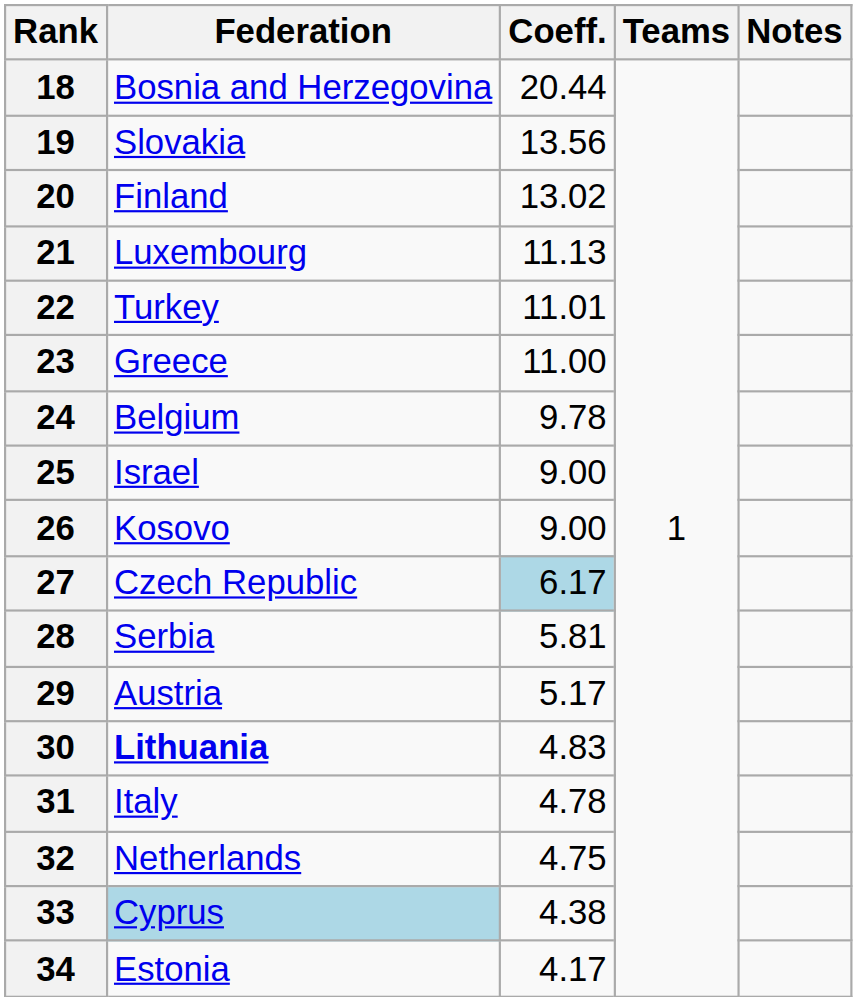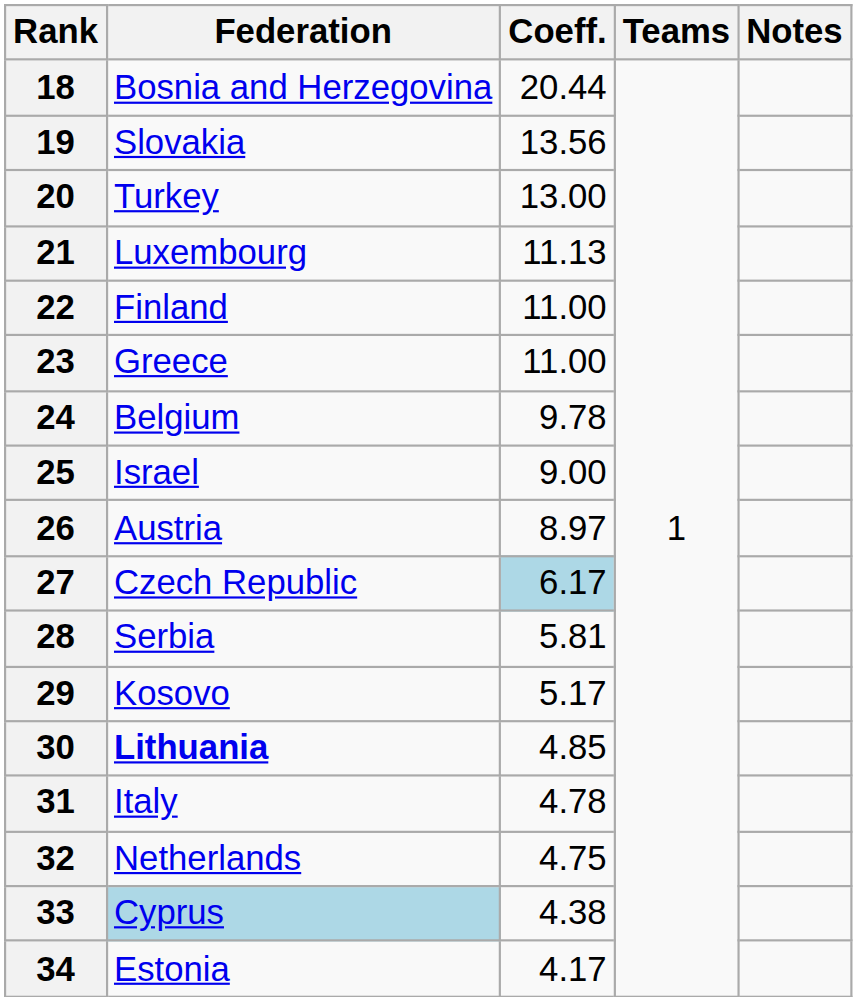(171, 197) Finland -> (166, 197) Turkey
(563, 197) 13.02 -> (563, 197) 13.00
(166, 307) Turkey -> (171, 307) Finland
(565, 307) 11.01 -> (565, 307) 11.00
(172, 527) Kosovo -> (168, 527) Austria
(573, 527) 9.00 -> (573, 527) 8.97
(168, 692) Austria -> (172, 692) Kosovo
(573, 747) 4.83 -> (573, 747) 4.85
